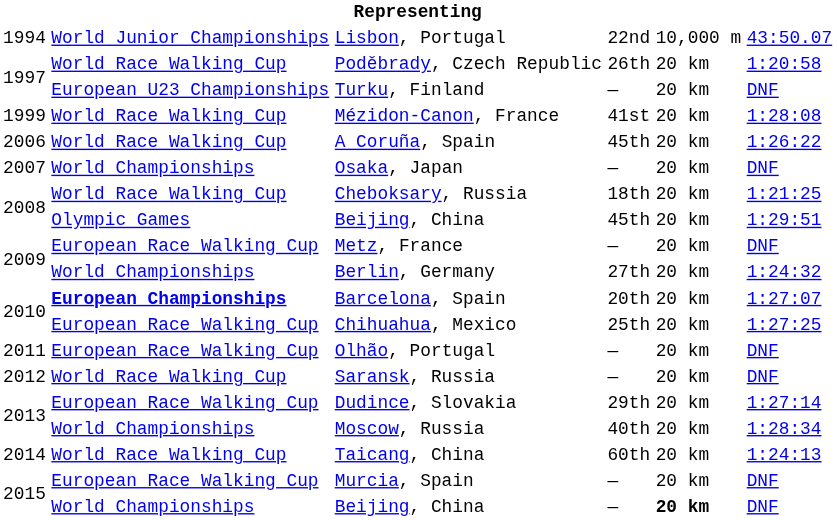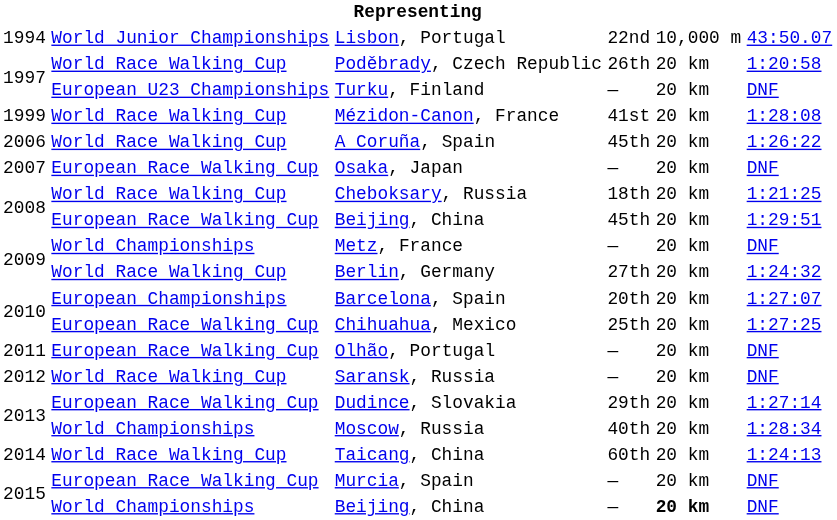(153, 169) World Championships -> (185, 169) European Race Walking Cup
(121, 221) Olympic Games -> (185, 221) European Race Walking Cup
(185, 247) European Race Walking Cup -> (153, 247) World Championships
(153, 273) World Championships -> (169, 273) World Race Walking Cup
(169, 299) bold -> (169, 299) normal
